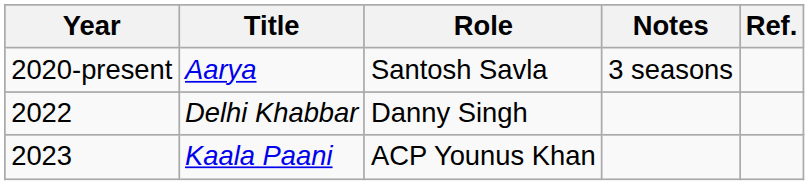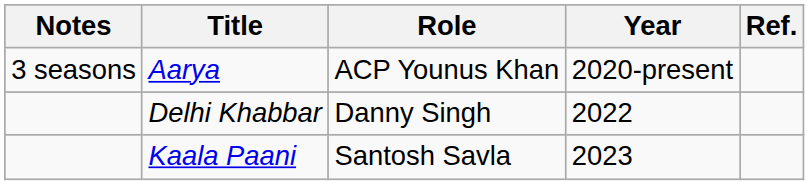columns swapped: (92, 26) <-> (671, 26)
(459, 69) Santosh Savla -> (447, 69) ACP Younus Khan
(483, 156) ACP Younus Khan -> (423, 156) Santosh Savla
